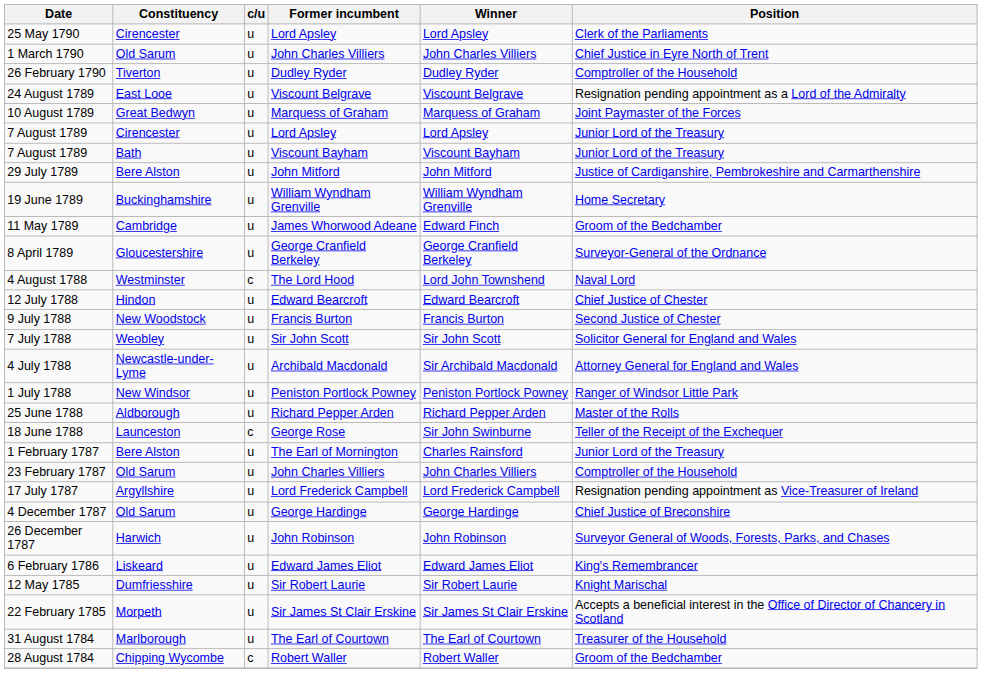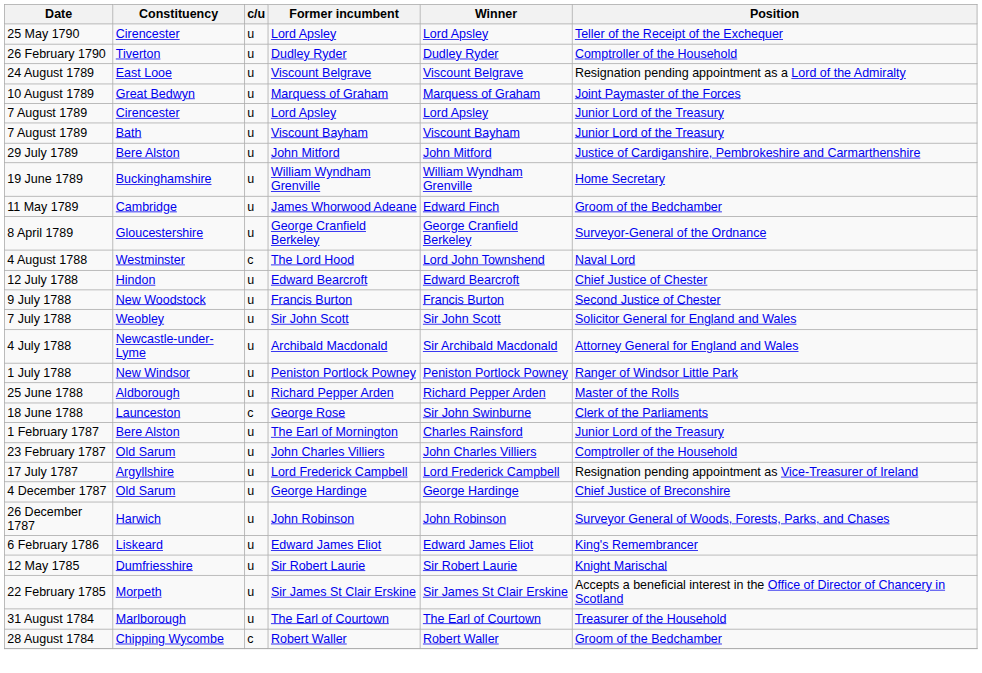(641, 34) Clerk of the Parliaments -> (679, 34) Teller of the Receipt of the Exchequer
- row: (45, 53)
(679, 432) Teller of the Receipt of the Exchequer -> (641, 412) Clerk of the Parliaments
